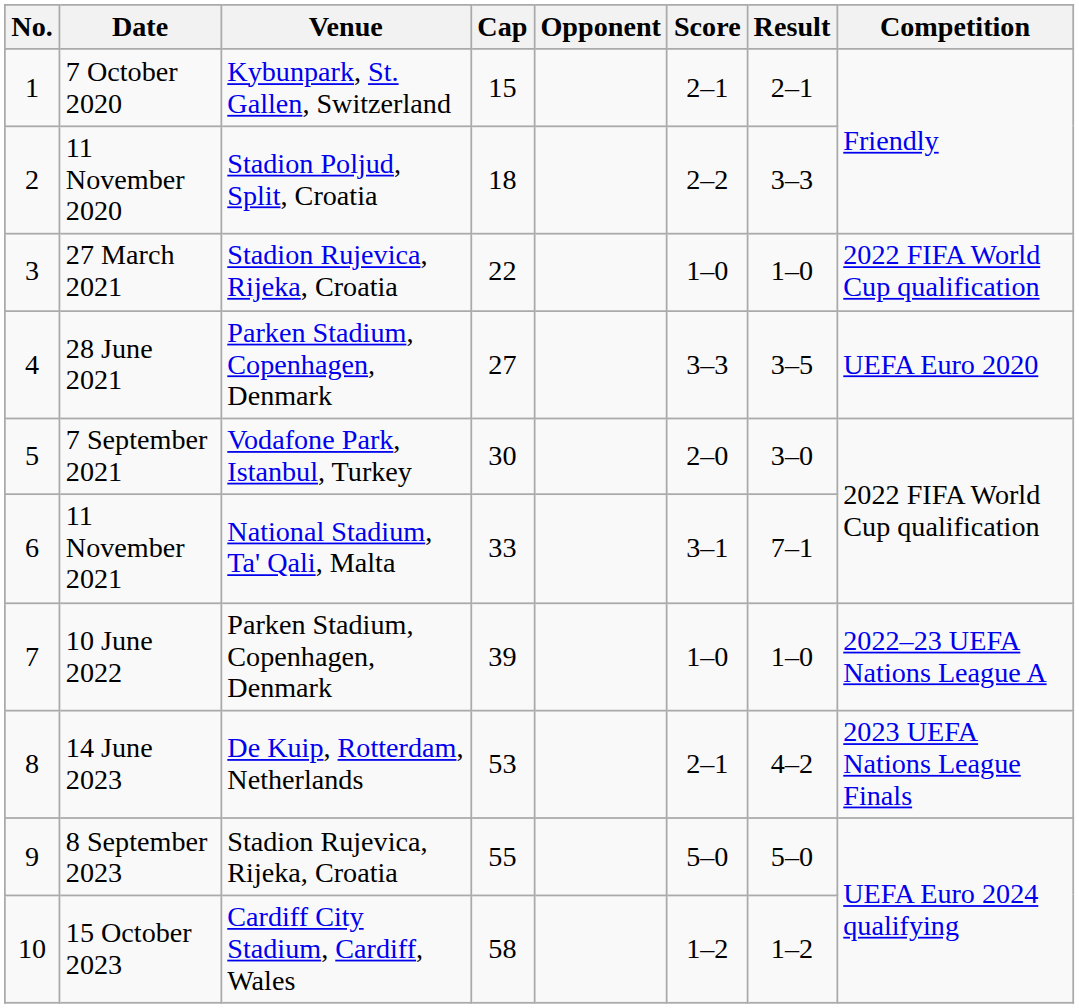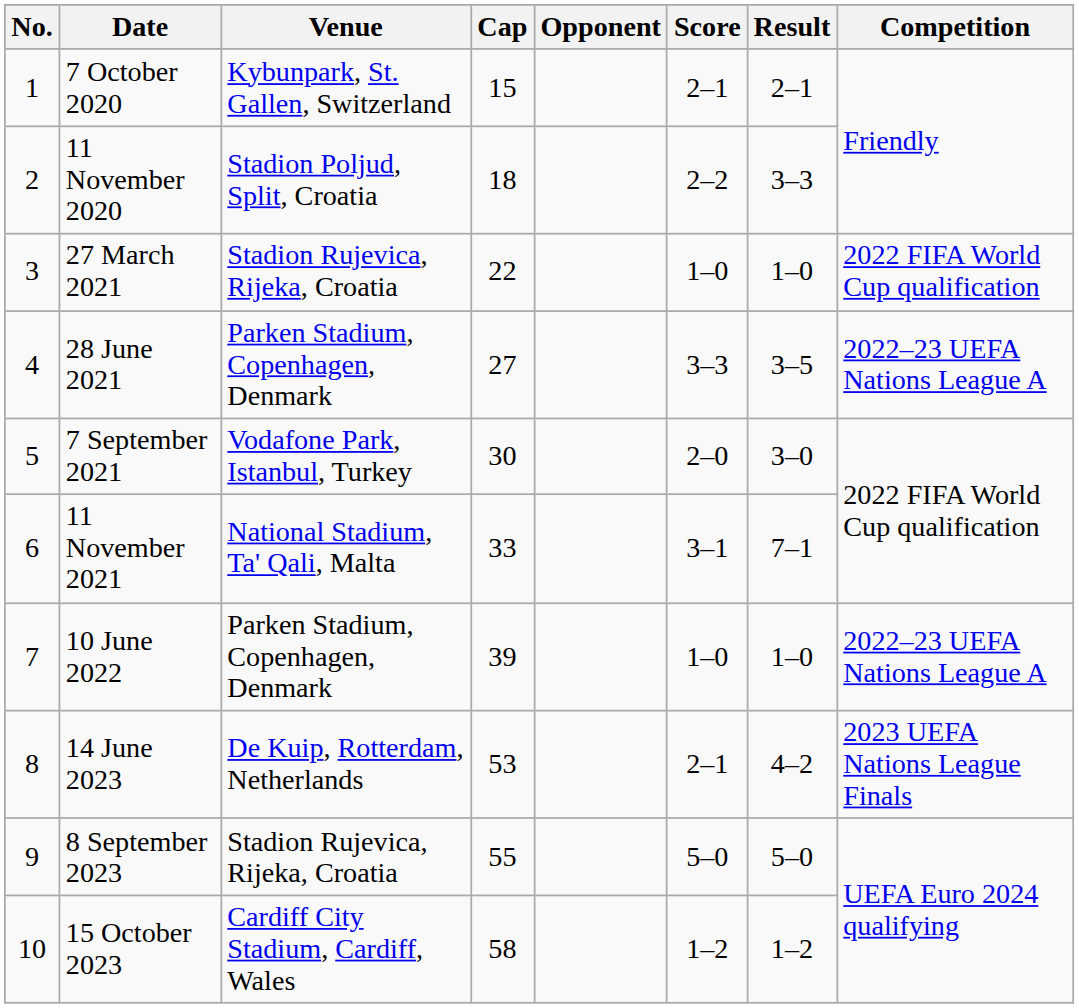(941, 363) UEFA Euro 2020 -> (945, 363) 2022–23 UEFA Nations League A
